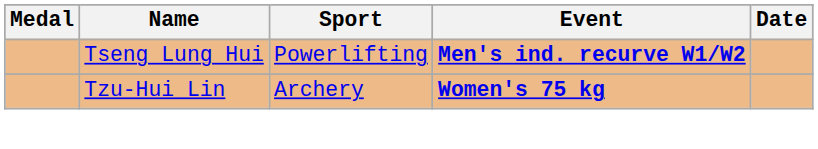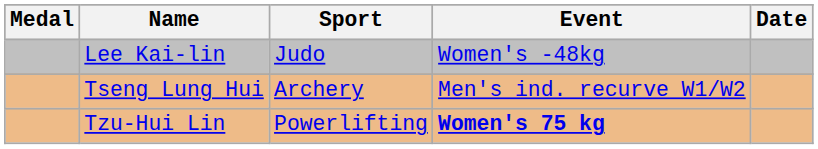+ row: (155, 57)
(351, 57) Powerlifting -> (319, 91) Archery
(592, 57) bold -> (592, 91) normal
(319, 91) Archery -> (351, 126) Powerlifting
